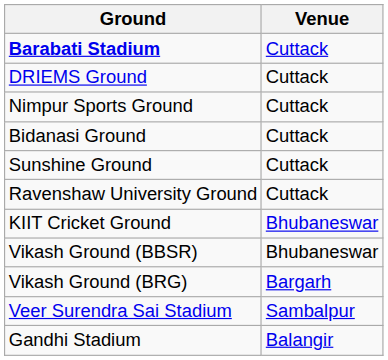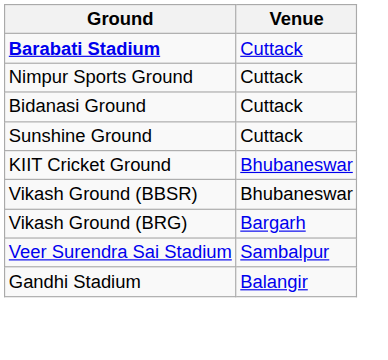- row: (78, 77)
- row: (133, 194)
